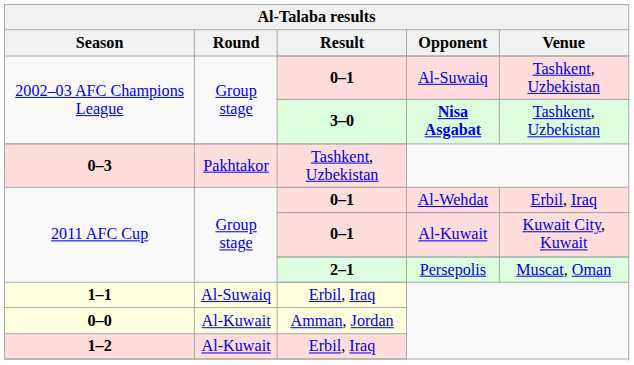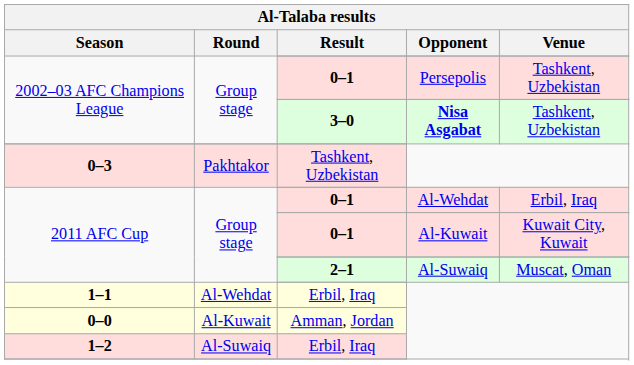(453, 77) Al-Suwaiq -> (453, 77) Persepolis
(453, 269) Persepolis -> (453, 269) Al-Suwaiq
(236, 295) Al-Suwaiq -> (236, 295) Al-Wehdat
(236, 346) Al-Kuwait -> (236, 346) Al-Suwaiq
